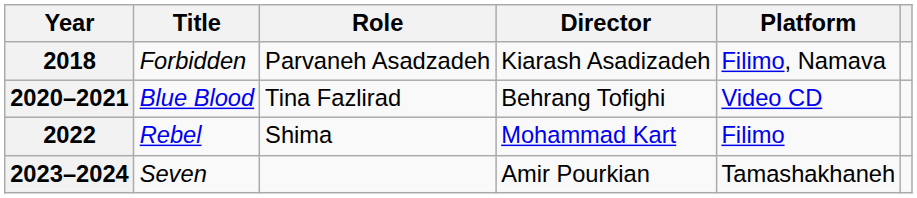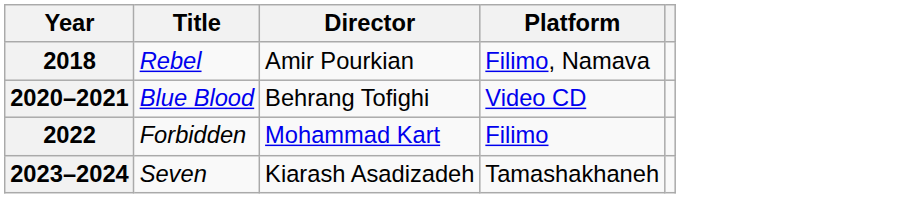- column: (378, 23)
(193, 60) Forbidden -> (171, 60) Rebel
(606, 60) Kiarash Asadizadeh -> (339, 60) Amir Pourkian
(171, 135) Rebel -> (193, 135) Forbidden
(576, 173) Amir Pourkian -> (370, 173) Kiarash Asadizadeh
